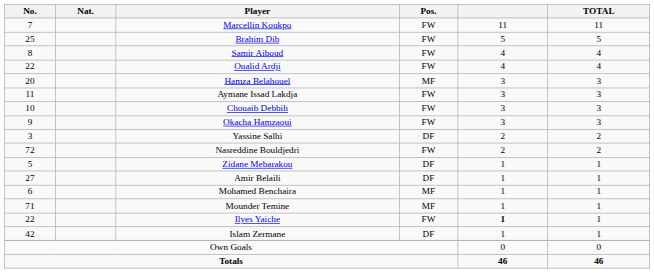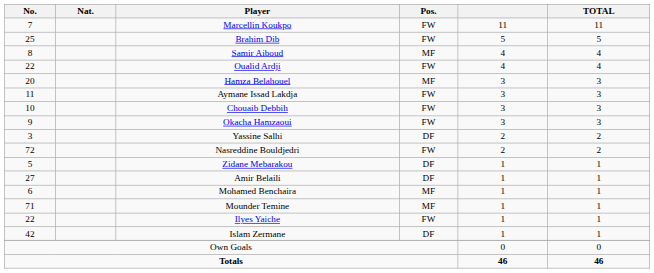(428, 52) FW -> (428, 52) MF
(503, 219) bold -> (503, 219) normal
